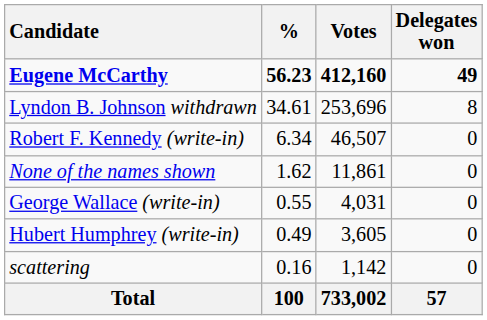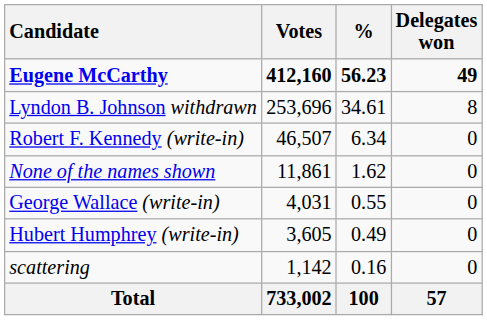columns swapped: (354, 31) <-> (289, 31)
